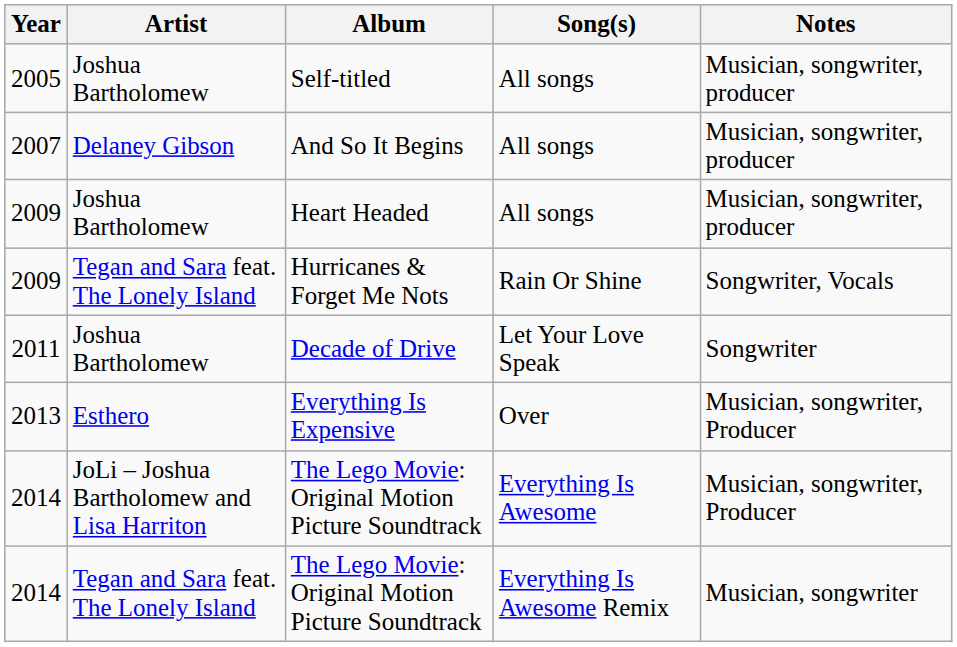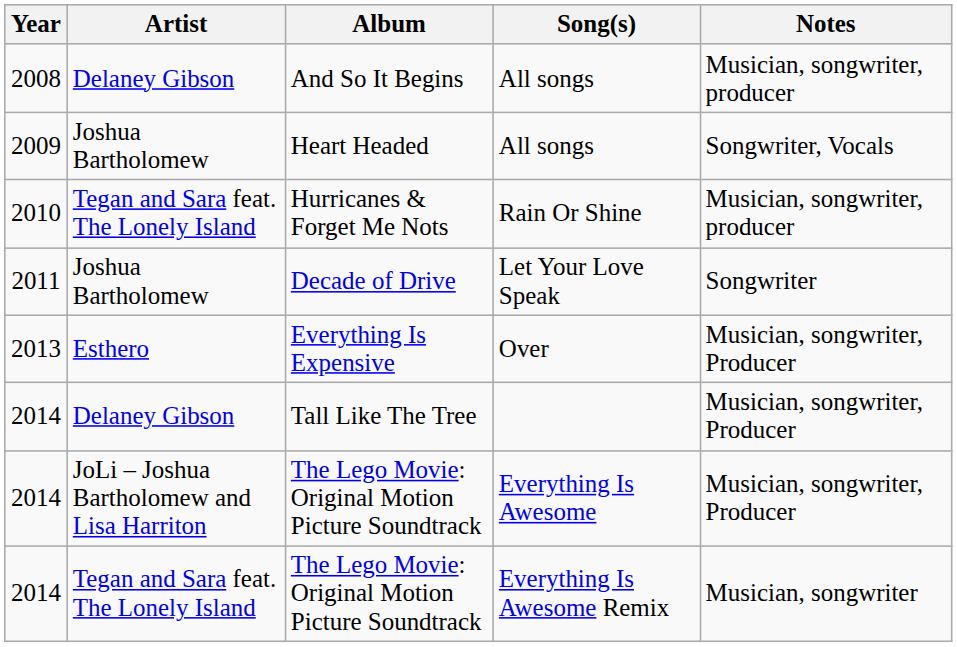- row: (341, 77)
(36, 145) 2007 -> (36, 77) 2008
(814, 213) Musician, songwriter, producer -> (800, 145) Songwriter, Vocals
(36, 280) 2009 -> (36, 213) 2010
(800, 280) Songwriter, Vocals -> (814, 213) Musician, songwriter, producer
+ row: (384, 416)
